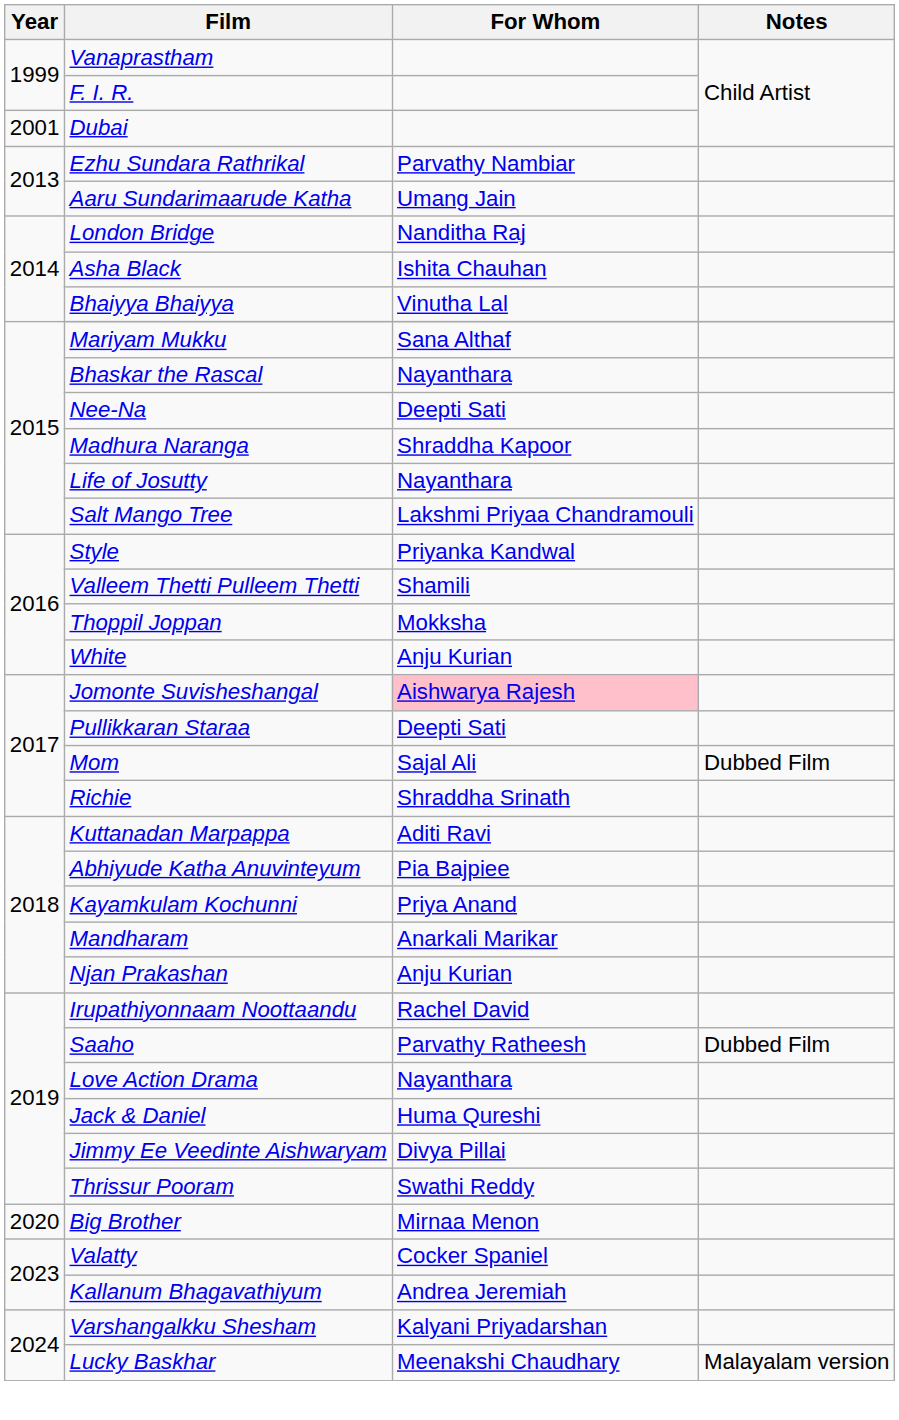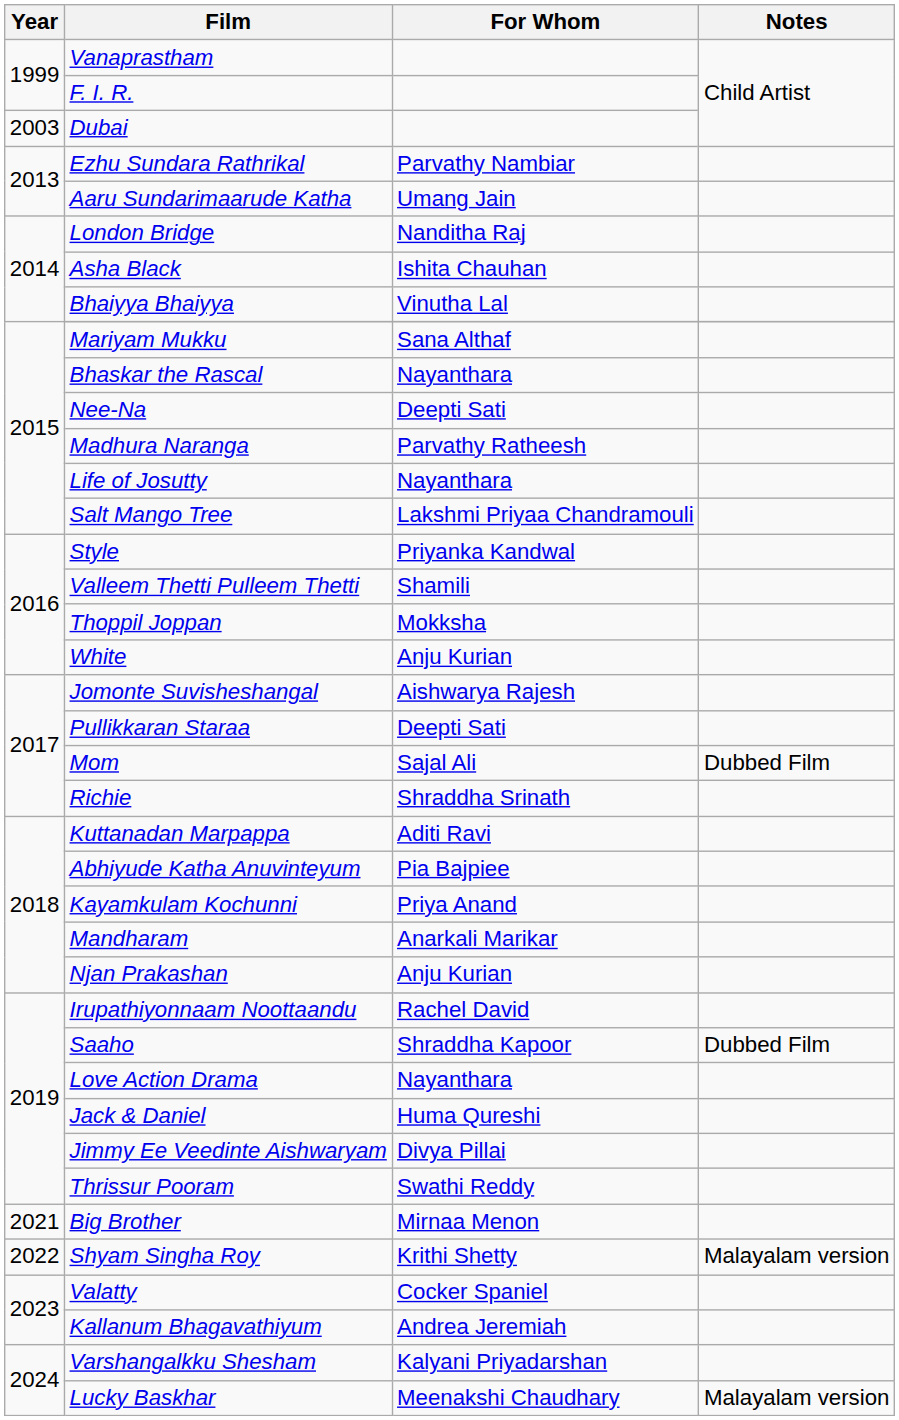(35, 127) 2001 -> (35, 127) 2003
(484, 445) Shraddha Kapoor -> (492, 445) Parvathy Ratheesh
(486, 692) pink background -> (486, 692) no background
(492, 1045) Parvathy Ratheesh -> (484, 1045) Shraddha Kapoor
(35, 1221) 2020 -> (35, 1221) 2021
+ row: (165, 1256)
